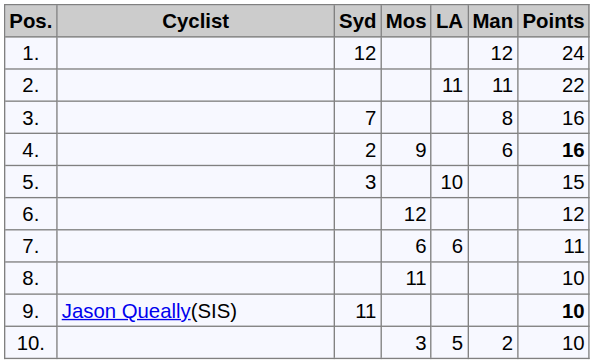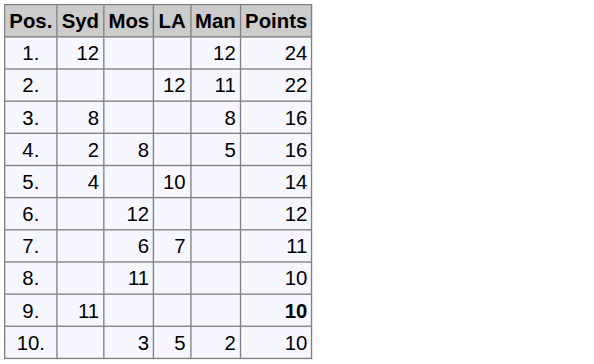- column: (196, 21)
(452, 85) 11 -> (174, 85) 12
(371, 117) 7 -> (93, 117) 8
(421, 149) 9 -> (143, 149) 8
(507, 149) 6 -> (230, 149) 5
(573, 149) bold -> (296, 149) normal
(371, 182) 3 -> (93, 182) 4
(573, 182) 15 -> (296, 182) 14
(457, 246) 6 -> (180, 246) 7
